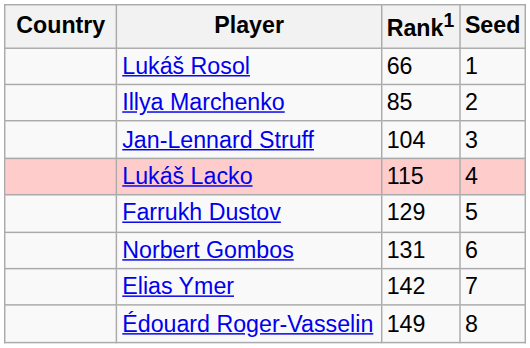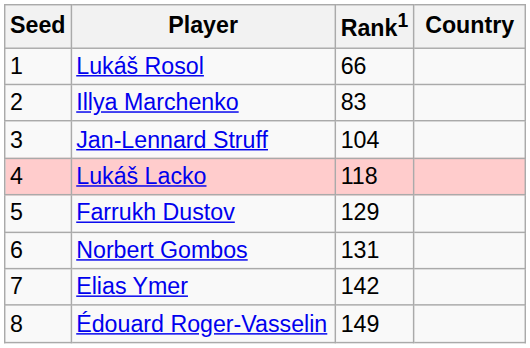columns swapped: (61, 26) <-> (493, 26)
(400, 102) 85 -> (354, 102) 83
(405, 176) 115 -> (359, 176) 118
